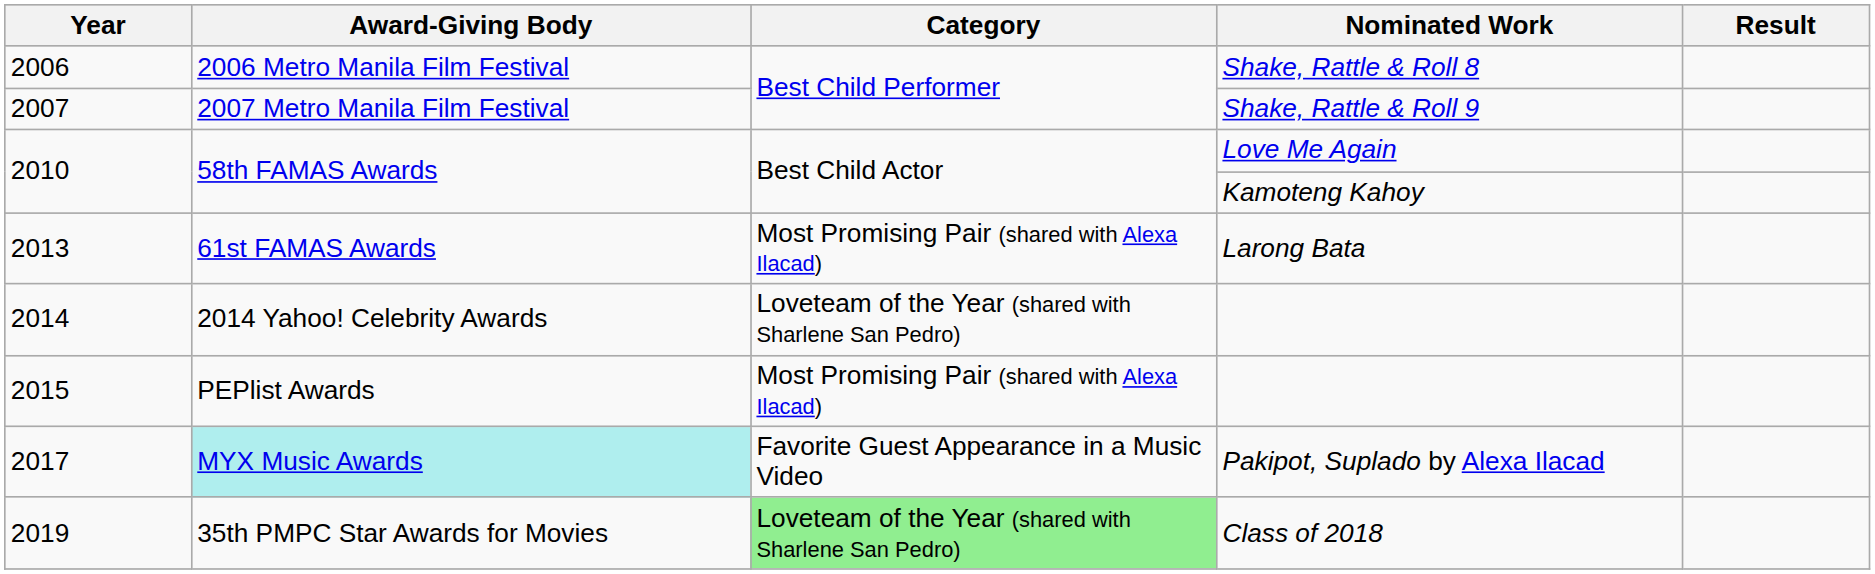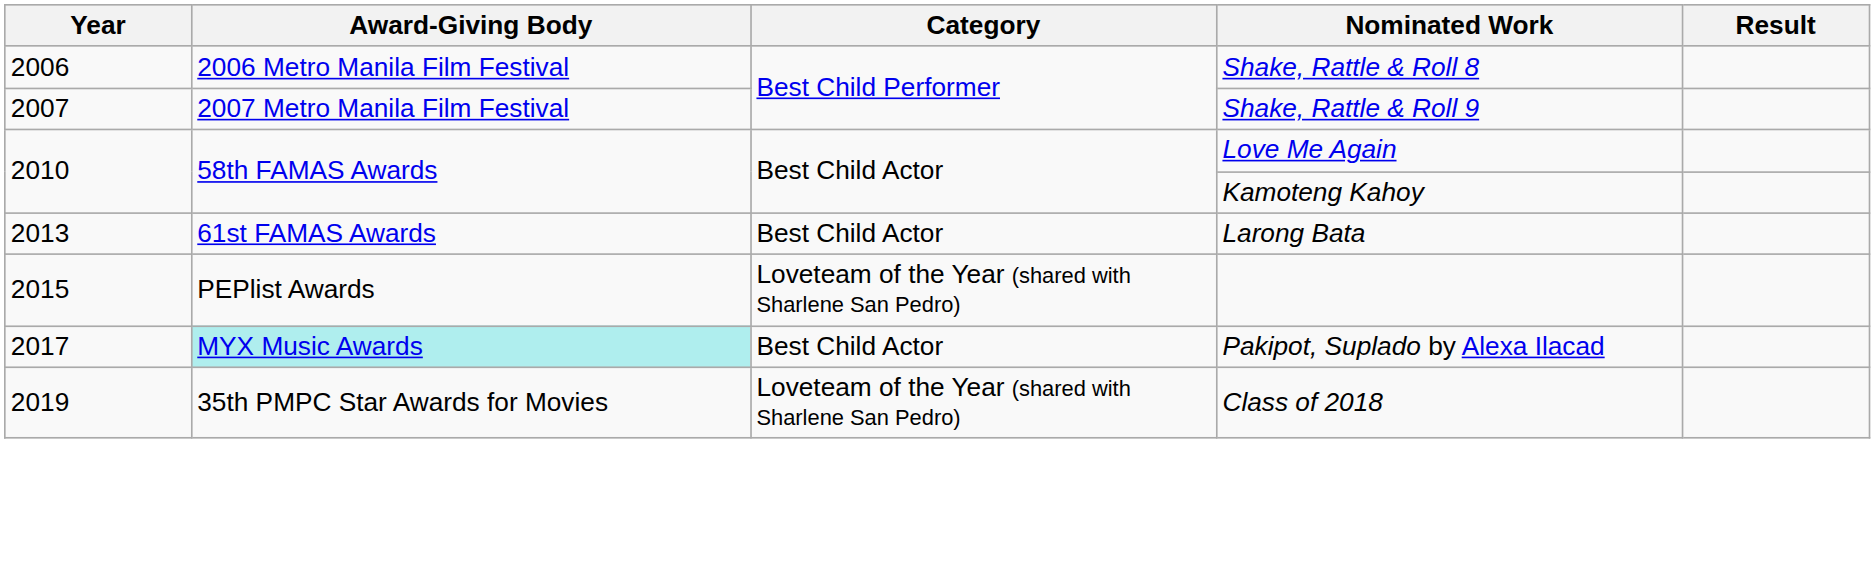(967, 248) Most Promising Pair (shared with Alexa Ilacad) -> (850, 233) Best Child Actor
- row: (40, 319)
(967, 390) Most Promising Pair (shared with Alexa Ilacad) -> (944, 289) Loveteam of the Year (shared with Sharlene San Pedro)
(979, 461) Favorite Guest Appearance in a Music Video -> (850, 346) Best Child Actor
(944, 532) lightgreen background -> (944, 402) no background
